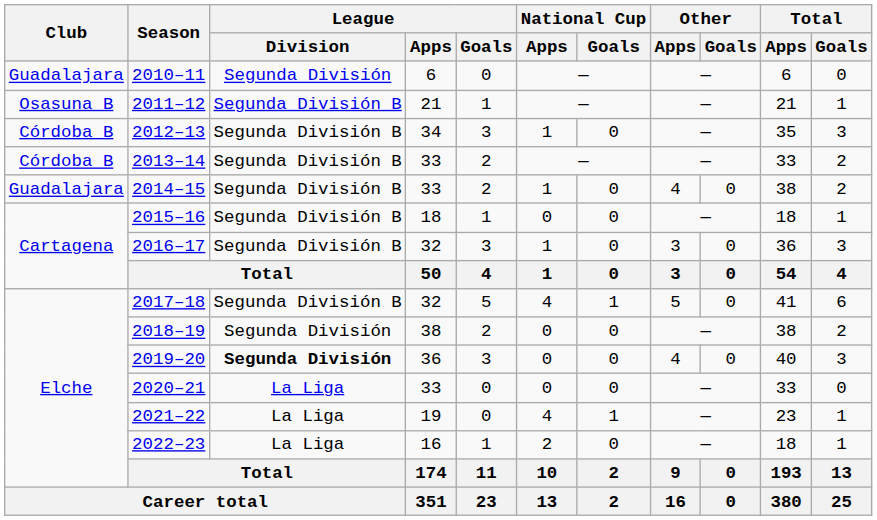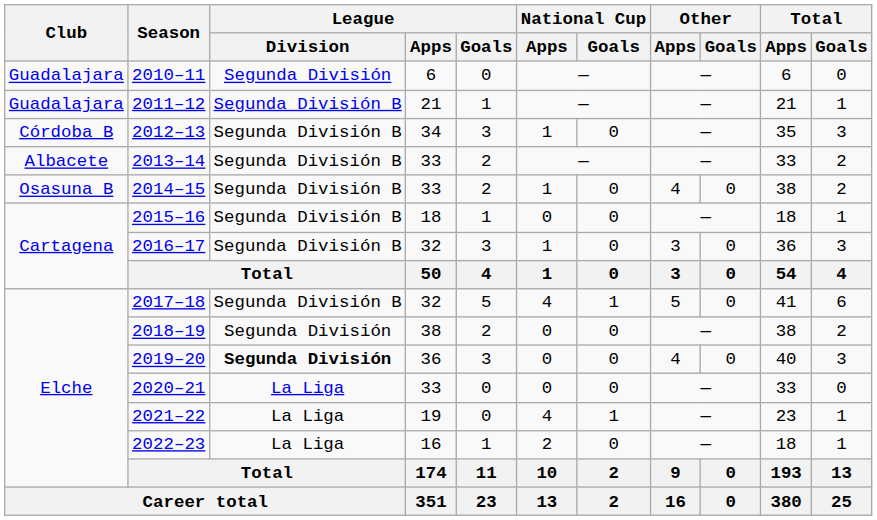(66, 104) Osasuna B -> (66, 104) Guadalajara
(66, 161) Córdoba B -> (66, 161) Albacete
(66, 189) Guadalajara -> (66, 189) Osasuna B
